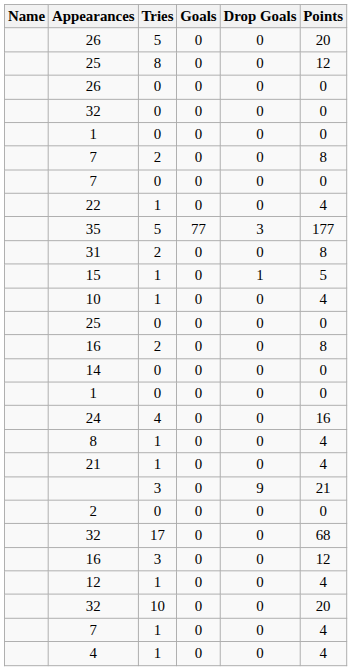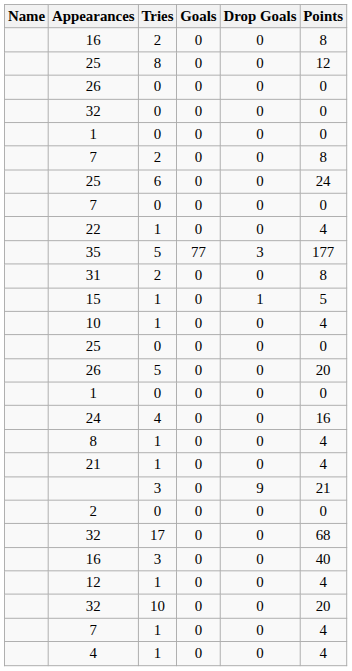rows swapped: (93, 39) <-> (93, 346)
+ row: (93, 181)
- row: (93, 370)
(323, 559) 12 -> (323, 559) 40
